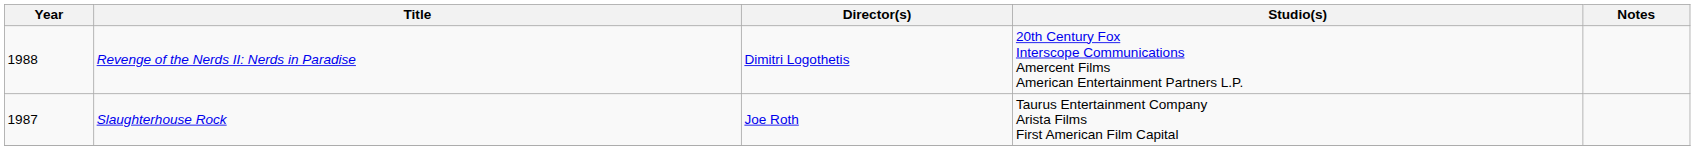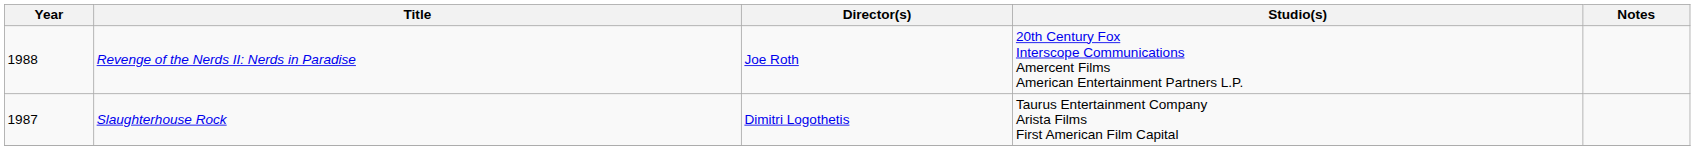(797, 59) Dimitri Logothetis -> (772, 59) Joe Roth
(772, 119) Joe Roth -> (797, 119) Dimitri Logothetis
